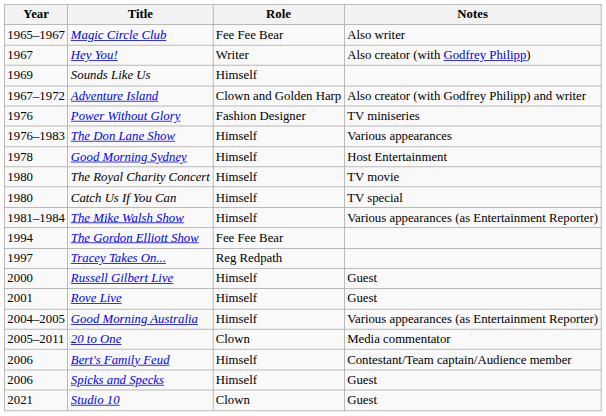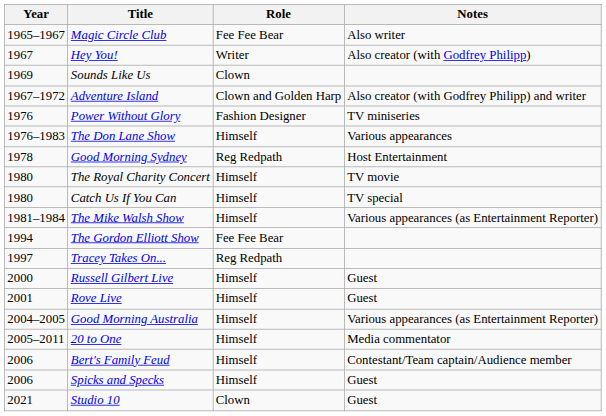(236, 75) Himself -> (233, 75) Clown
(236, 156) Himself -> (249, 156) Reg Redpath
(233, 339) Clown -> (236, 339) Himself
